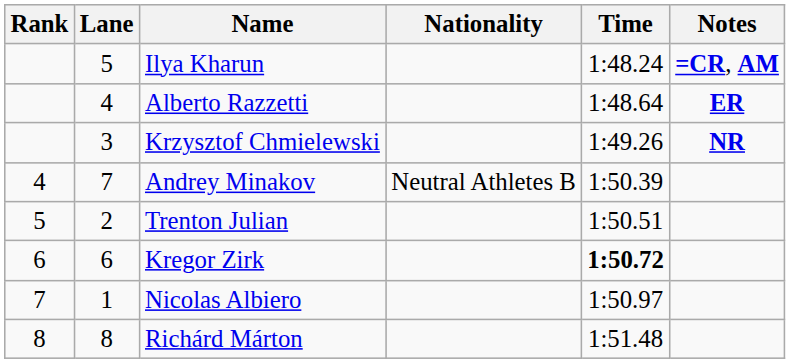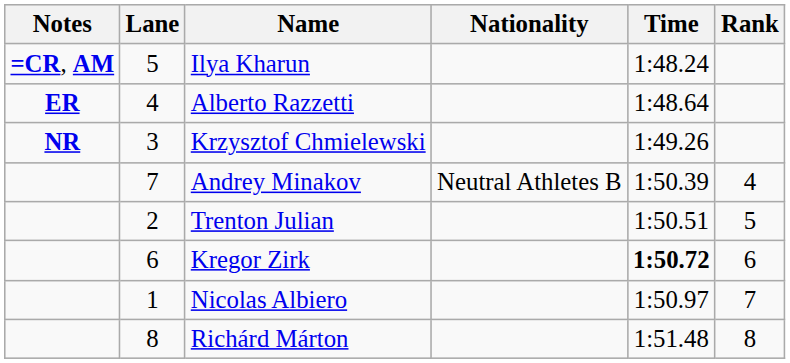columns swapped: (39, 24) <-> (727, 24)
